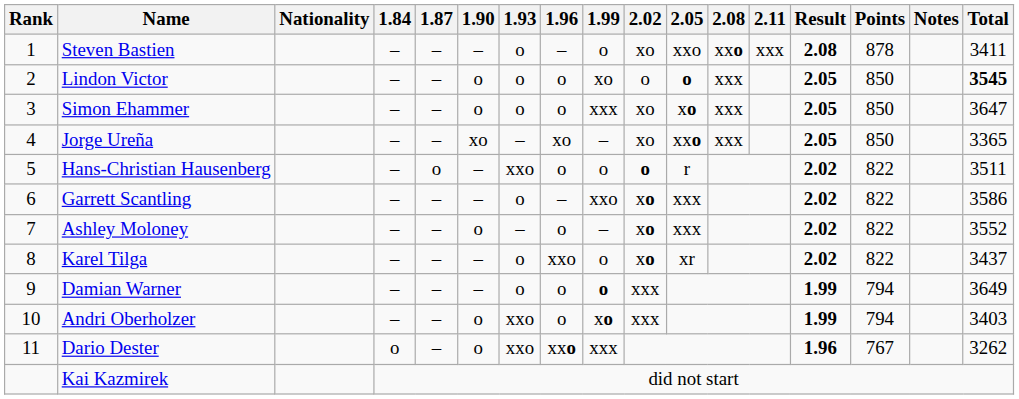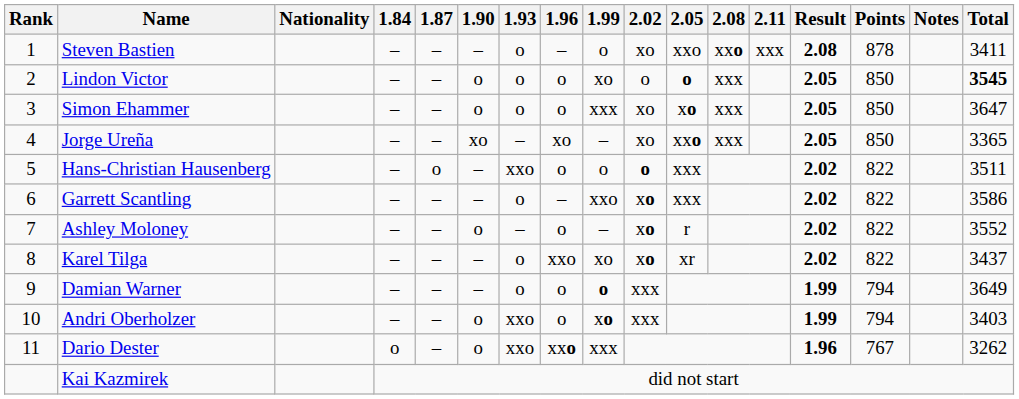(687, 169) r -> (687, 169) xxx
(687, 229) xxx -> (687, 229) r
(603, 259) o -> (603, 259) xo
